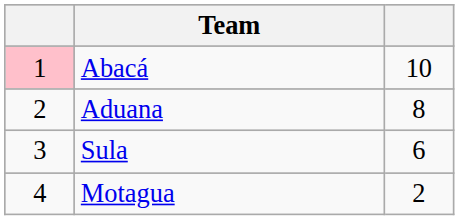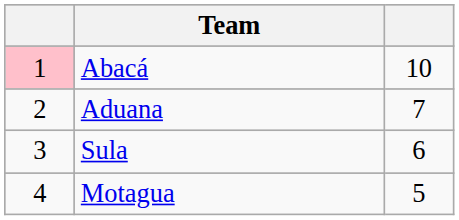(419, 109) 8 -> (419, 109) 7
(419, 192) 2 -> (419, 192) 5
